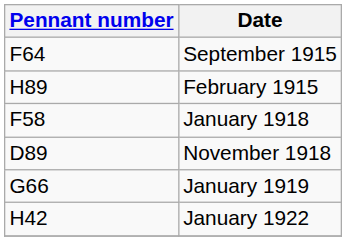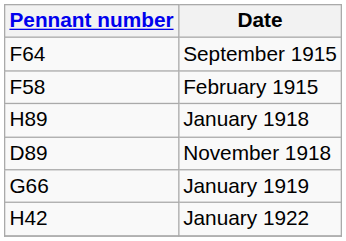(29, 86) H89 -> (27, 86) F58
(27, 119) F58 -> (29, 119) H89
